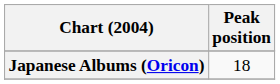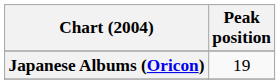(242, 65) 18 -> (242, 65) 19
